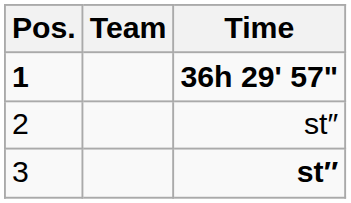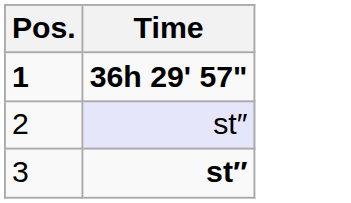- column: (128, 28)
(321, 124) no background -> (230, 124) lavender background
